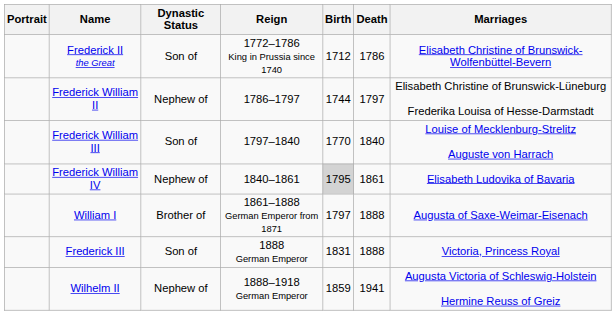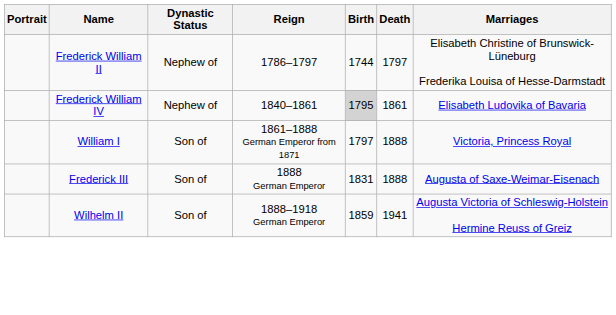- row: (95, 56)
- row: (95, 142)
(181, 215) Brother of -> (190, 142) Son of
(501, 215) Augusta of Saxe-Weimar-Eisenach -> (512, 142) Victoria, Princess Royal
(501, 252) Victoria, Princess Royal -> (512, 178) Augusta of Saxe-Weimar-Eisenach
(181, 288) Nephew of -> (190, 215) Son of
